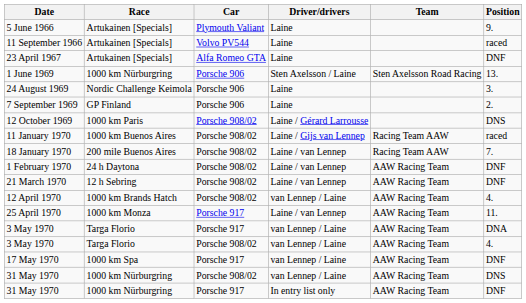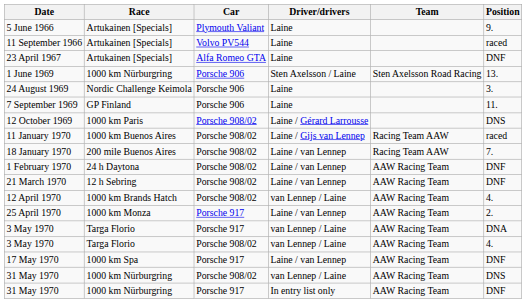(490, 105) 2. -> (492, 105) 11.
(492, 213) 11. -> (490, 213) 2.
(308, 259) van Lennep / Laine -> (308, 259) Laine / van Lennep
